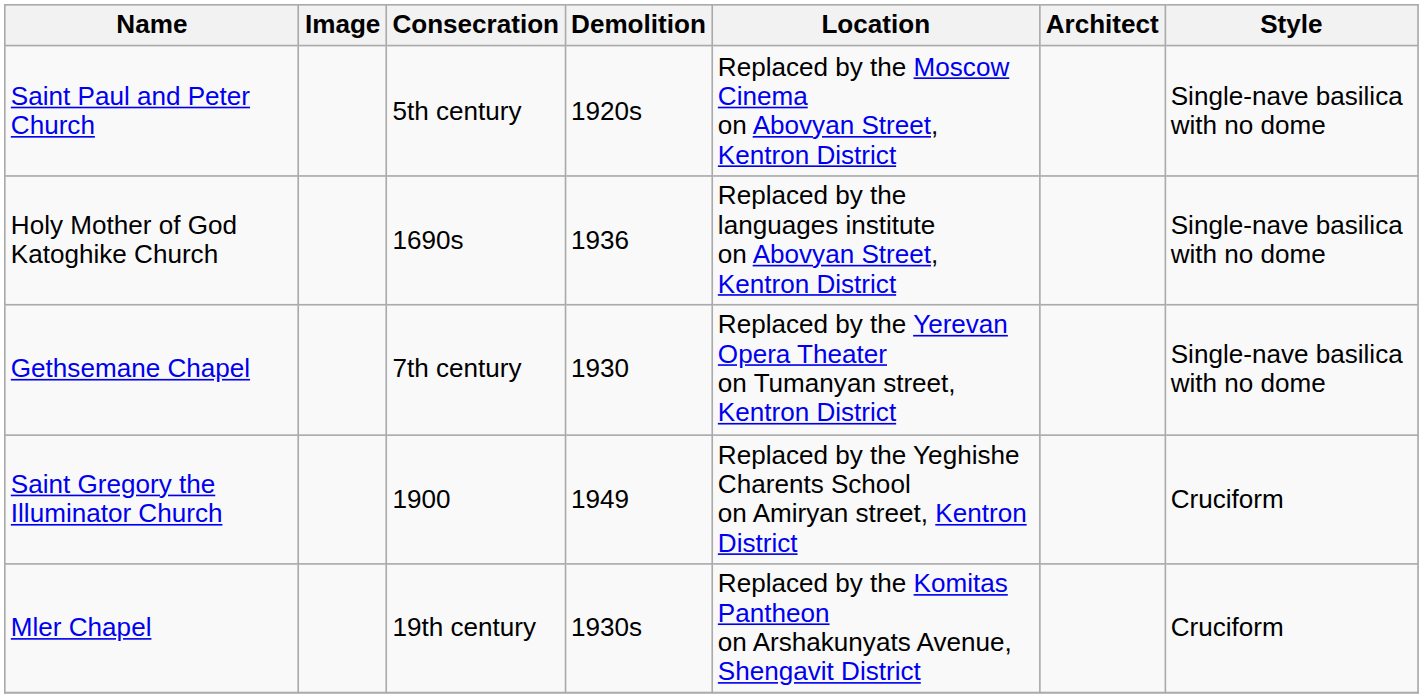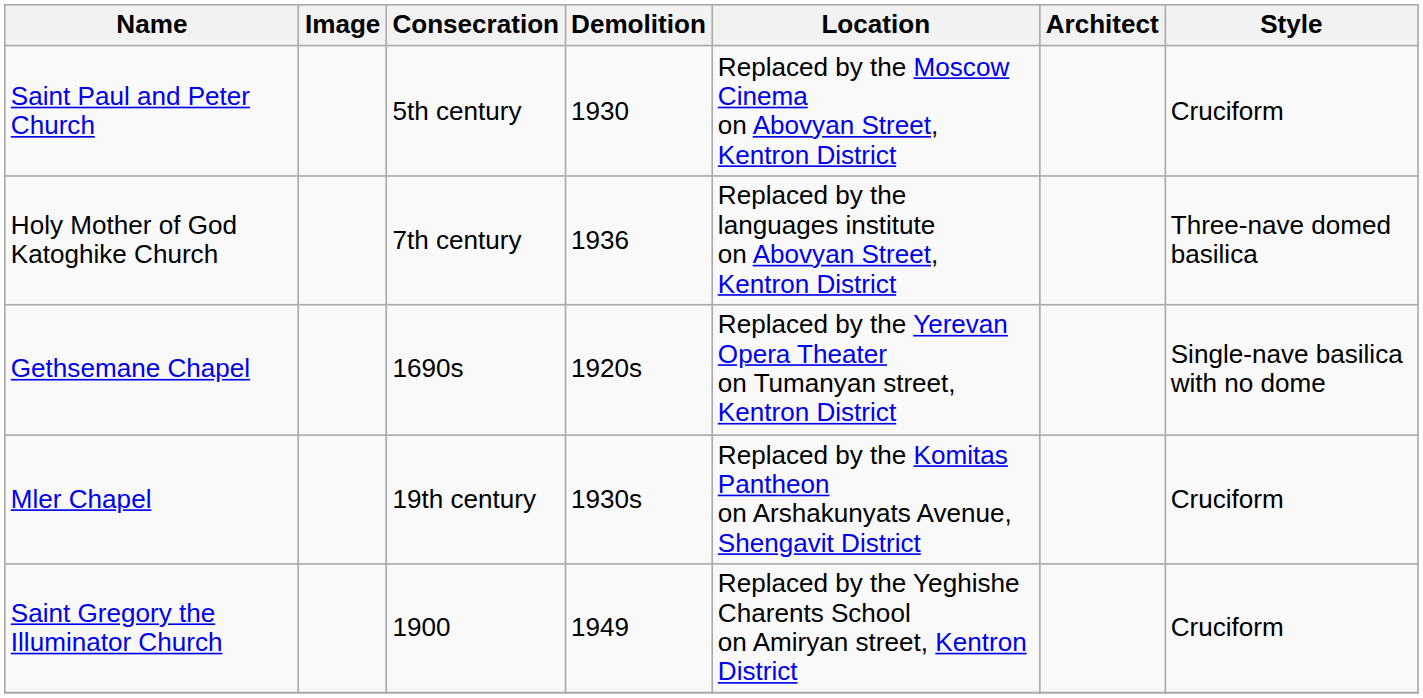(607, 110) 1920s -> (600, 110) 1930
(1287, 110) Single-nave basilica with no dome -> (1227, 110) Cruciform
(428, 239) 1690s -> (457, 239) 7th century
(1287, 239) Single-nave basilica with no dome -> (1281, 239) Three-nave domed basilica
(457, 369) 7th century -> (428, 369) 1690s
(600, 369) 1930 -> (607, 369) 1920s
rows swapped: (81, 628) <-> (117, 498)
